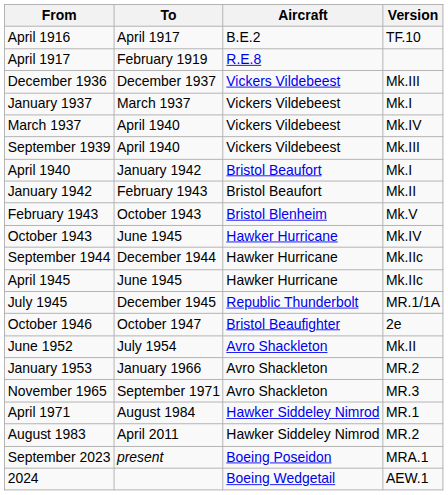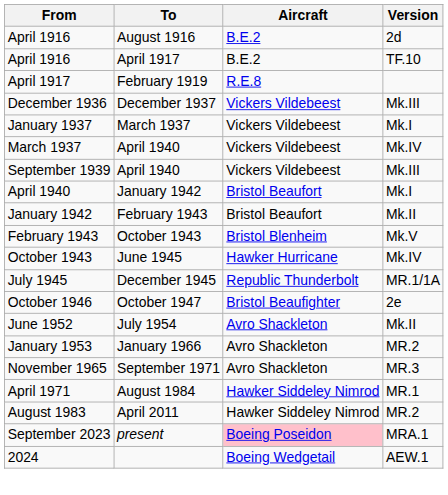+ row: (39, 37)
- row: (59, 258)
- row: (39, 280)
(279, 457) no background -> (279, 434) pink background
